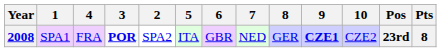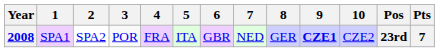columns swapped: (157, 15) <-> (89, 15)
(122, 36) bold -> (125, 36) normal
(424, 36) 8 -> (422, 36) 7
